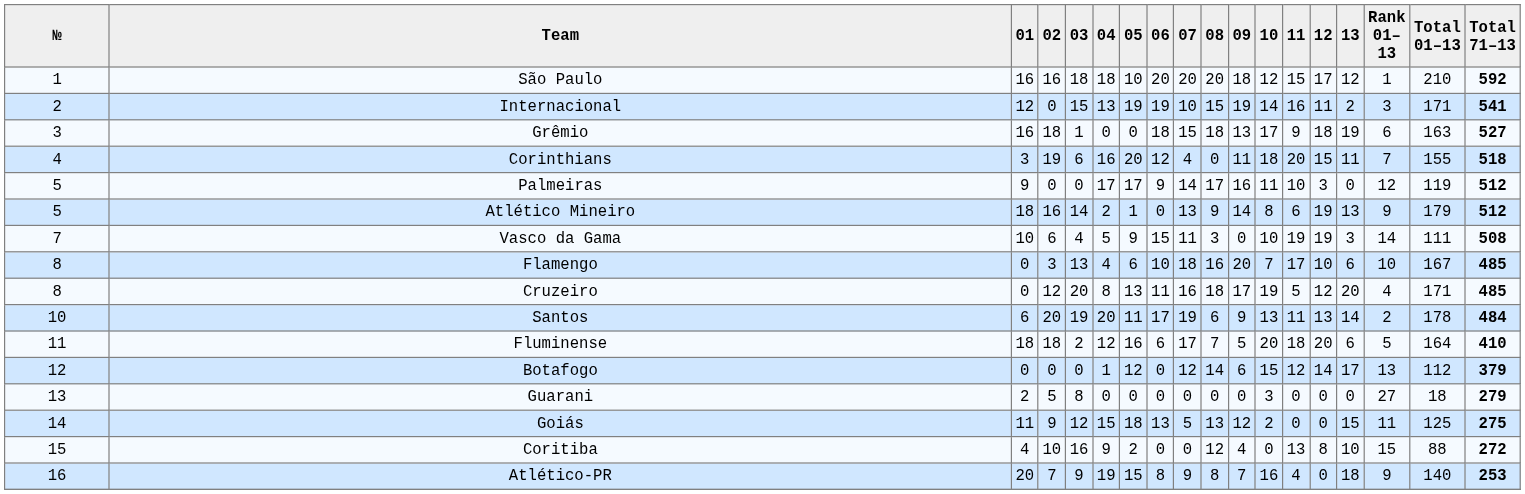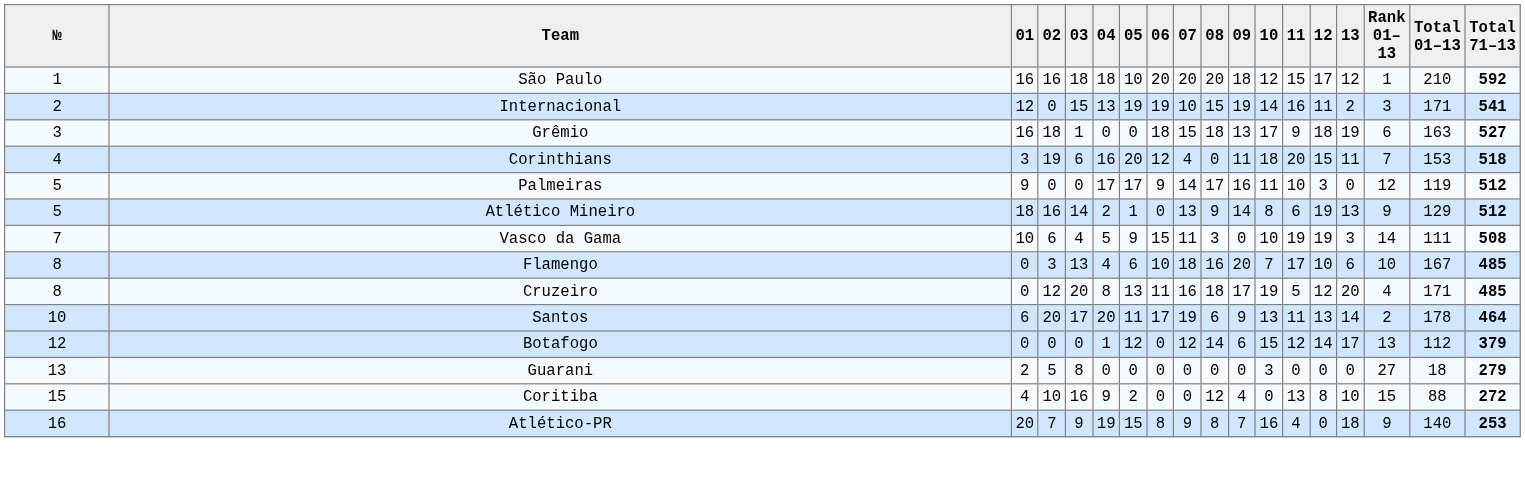(1437, 159) 155 -> (1437, 159) 153
(1437, 212) 179 -> (1437, 212) 129
(1079, 318) 19 -> (1079, 318) 17
(1493, 318) 484 -> (1493, 318) 464
- row: (560, 344)
- row: (560, 423)
